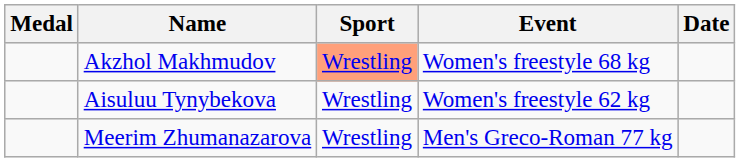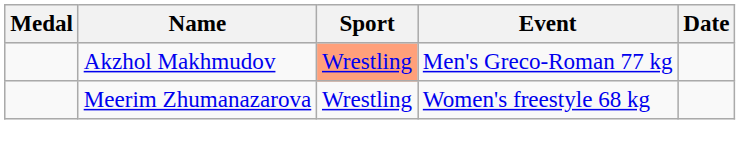(536, 61) Women's freestyle 68 kg -> (548, 61) Men's Greco-Roman 77 kg
- row: (180, 99)
(548, 138) Men's Greco-Roman 77 kg -> (536, 99) Women's freestyle 68 kg
